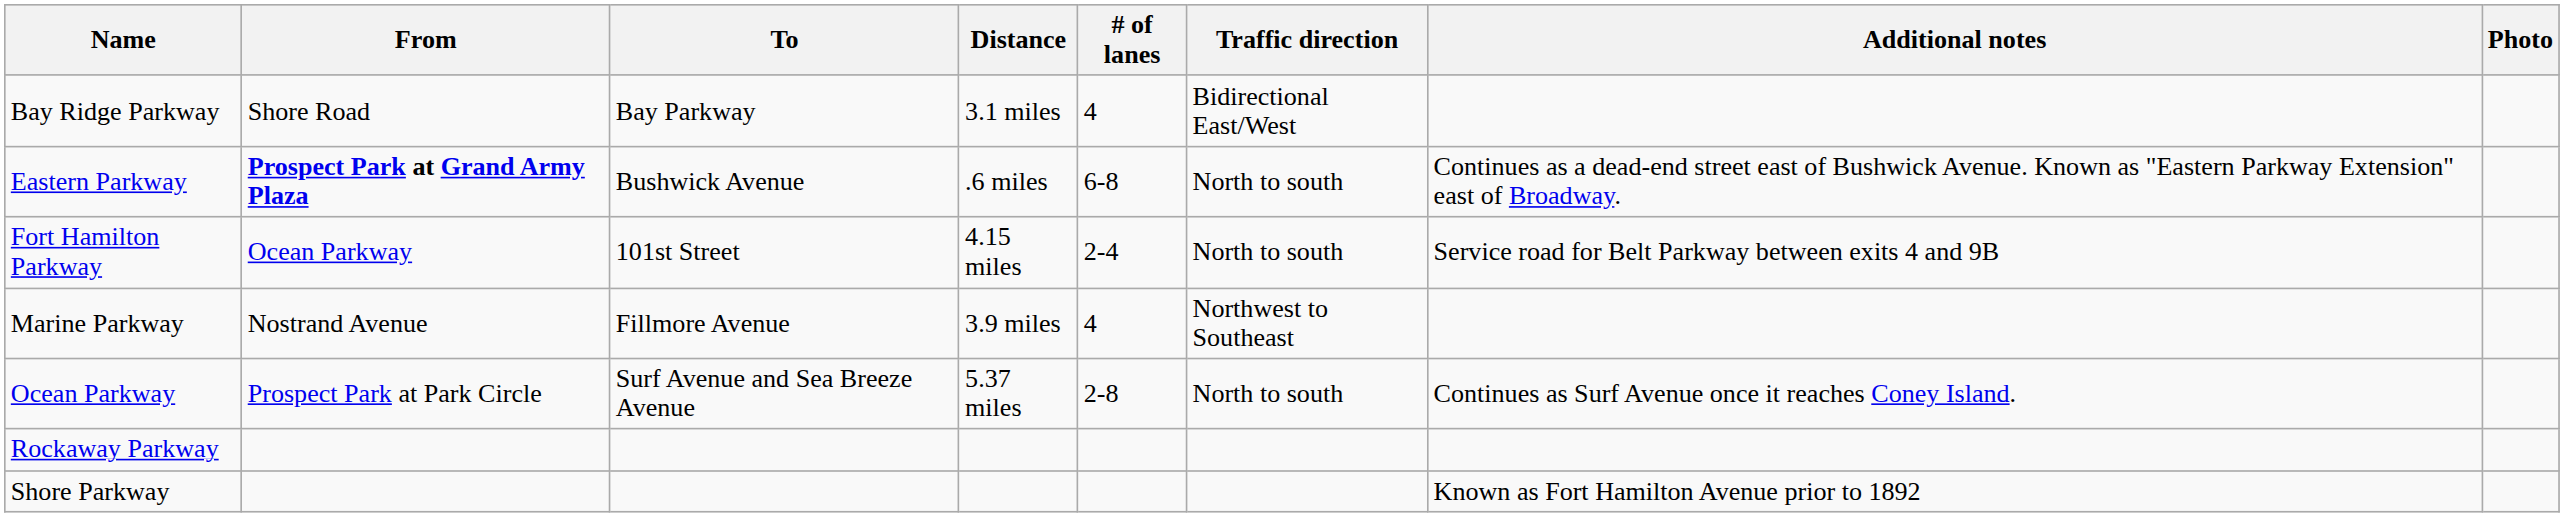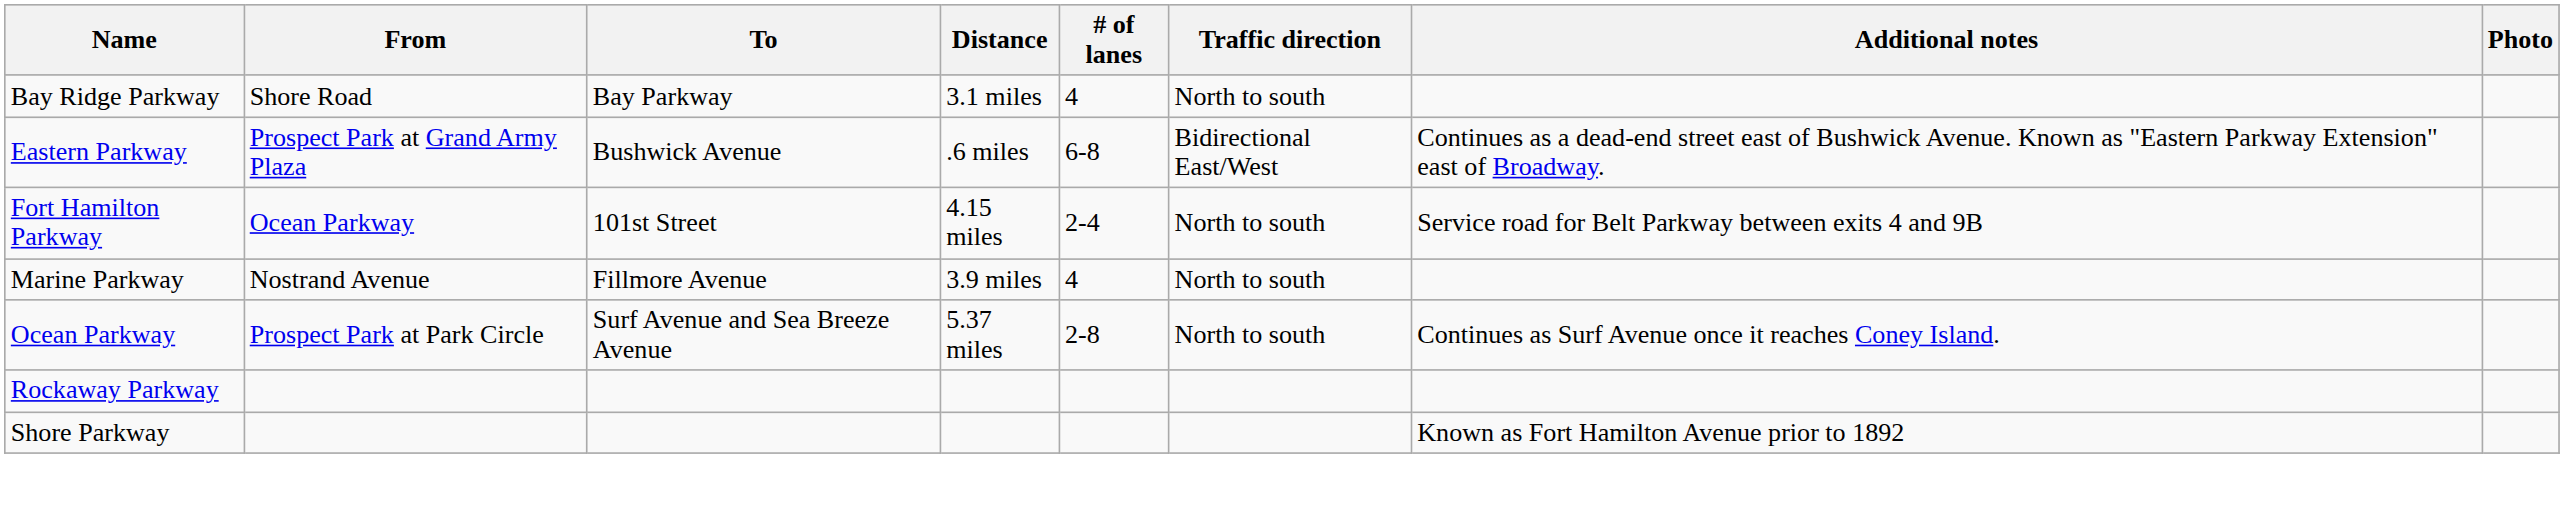(1261, 110) Bidirectional East/West -> (1250, 95) North to south
(416, 181) bold -> (403, 151) normal
(1268, 181) North to south -> (1243, 151) Bidirectional East/West
(1260, 322) Northwest to Southeast -> (1250, 278) North to south
